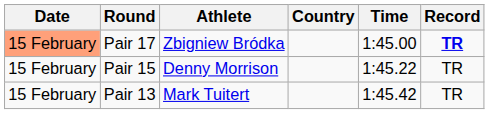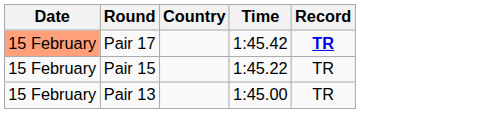- column: (224, 17)
(389, 43) 1:45.00 -> (260, 43) 1:45.42
(389, 95) 1:45.42 -> (260, 95) 1:45.00
